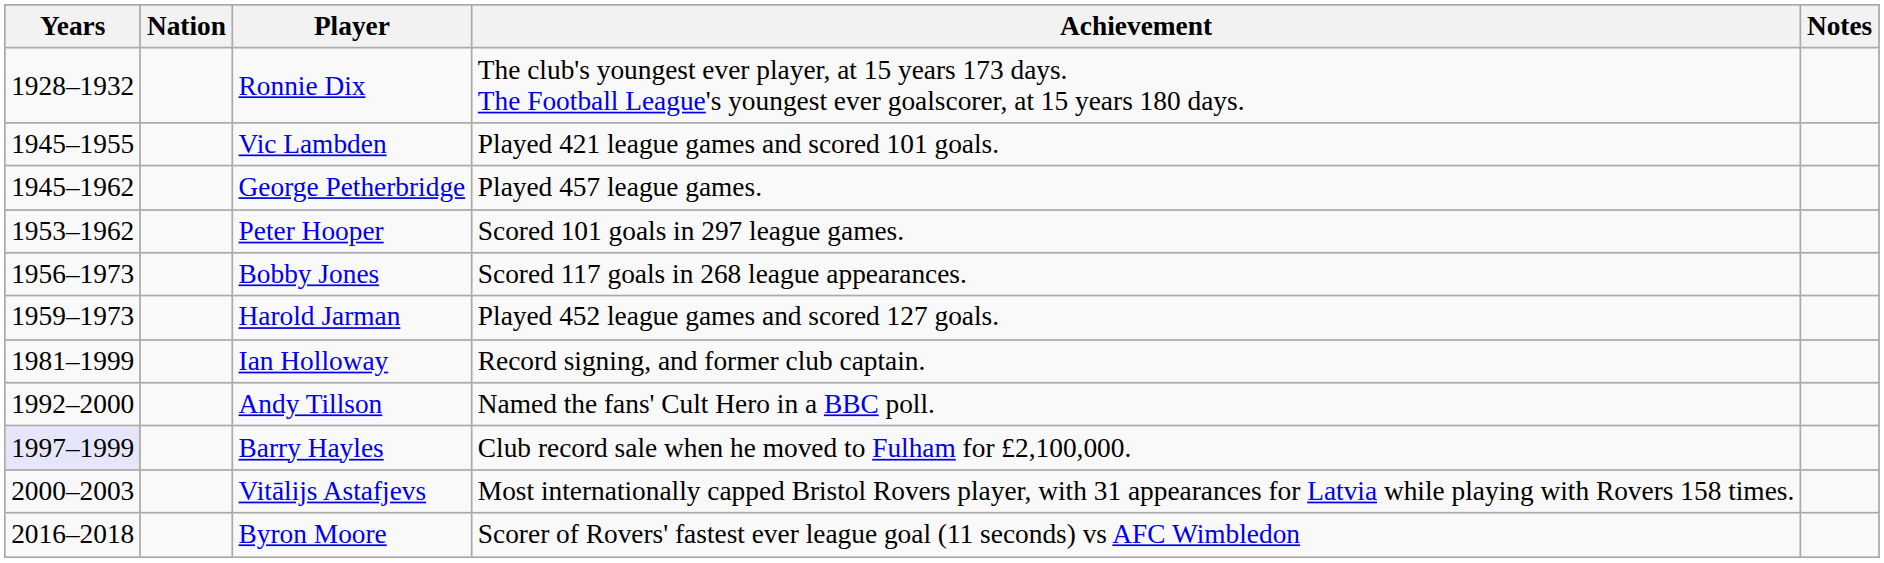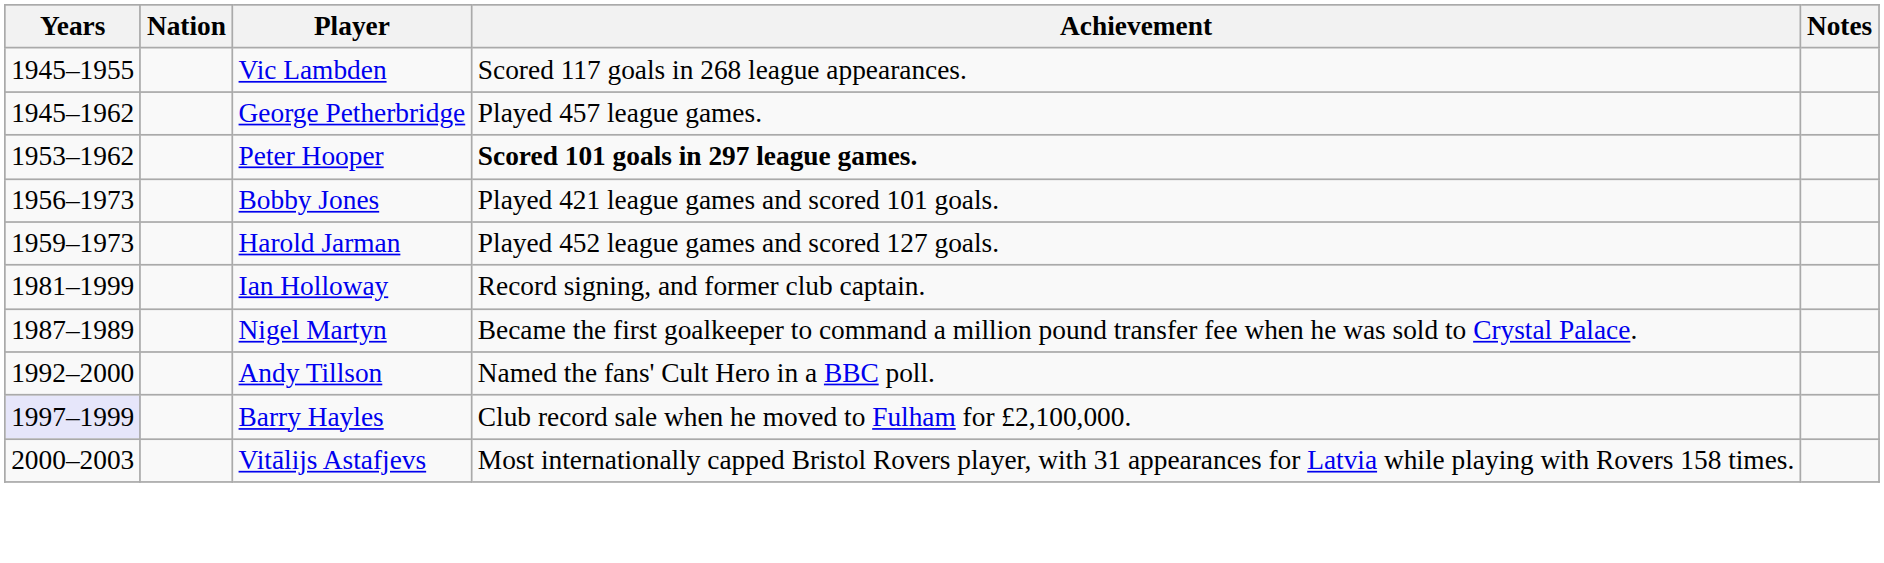- row: (302, 84)
(738, 143) Played 421 league games and scored 101 goals. -> (722, 69) Scored 117 goals in 268 league appearances.
(691, 230) normal -> (698, 156) bold
(722, 273) Scored 117 goals in 268 league appearances. -> (738, 199) Played 421 league games and scored 101 goals.
+ row: (313, 329)
- row: (313, 534)
